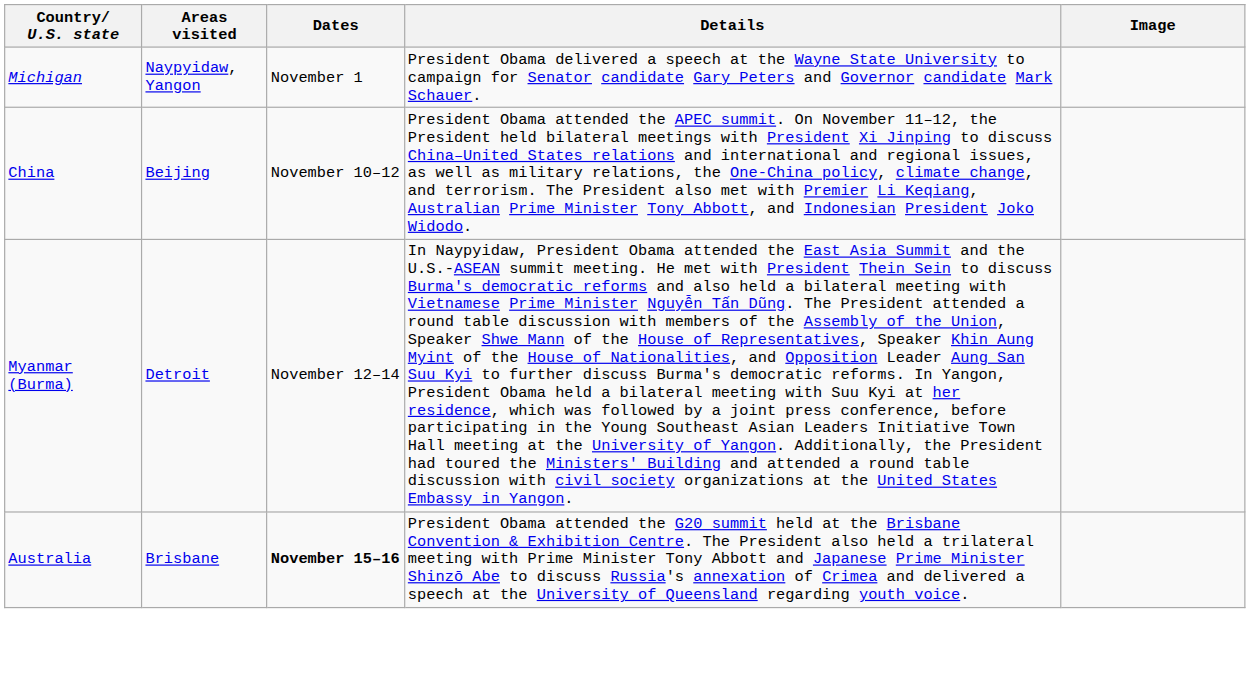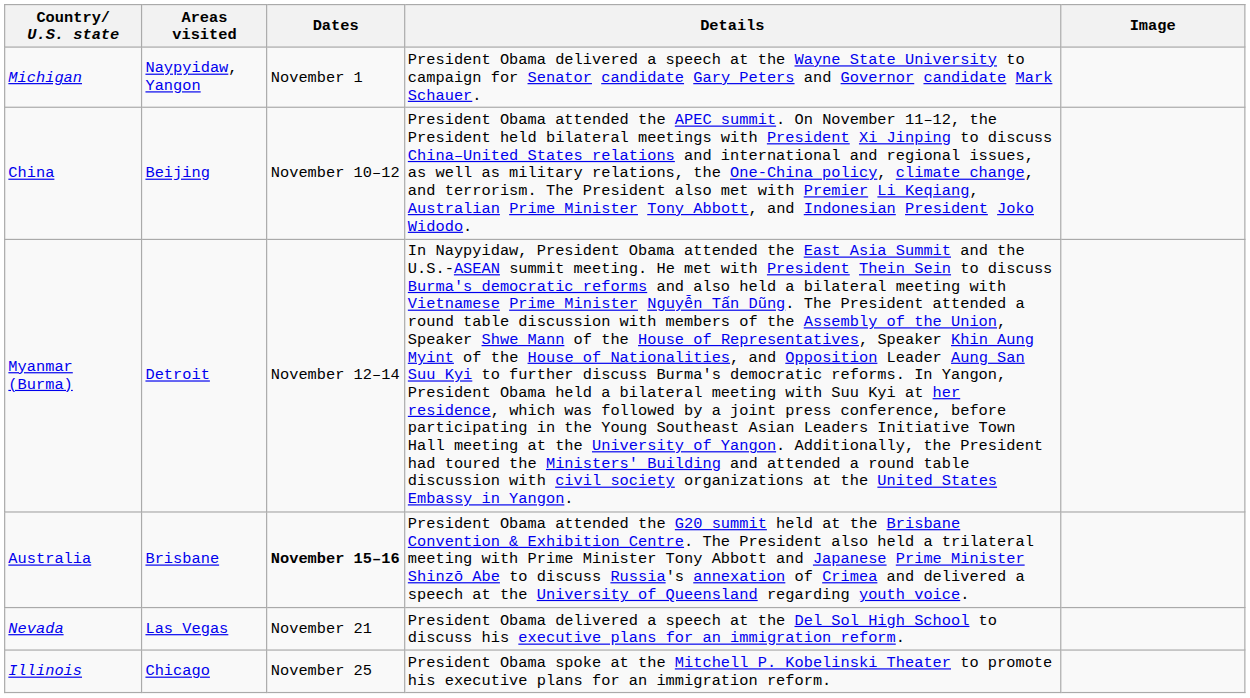+ row: (36, 629)
+ row: (45, 672)
